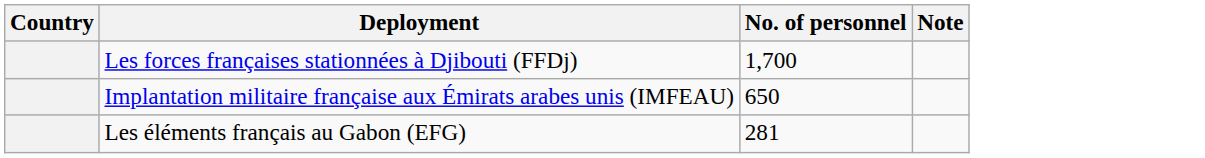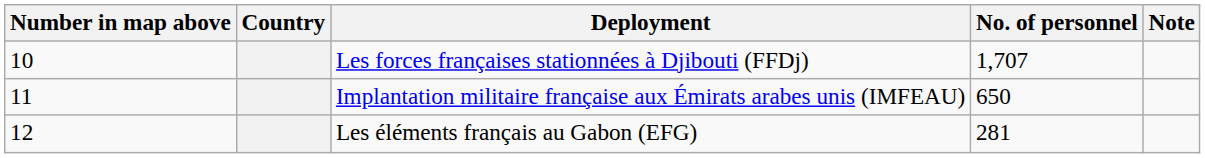+ column: (120, 22)
(771, 59) 1,700 -> (1002, 59) 1,707
